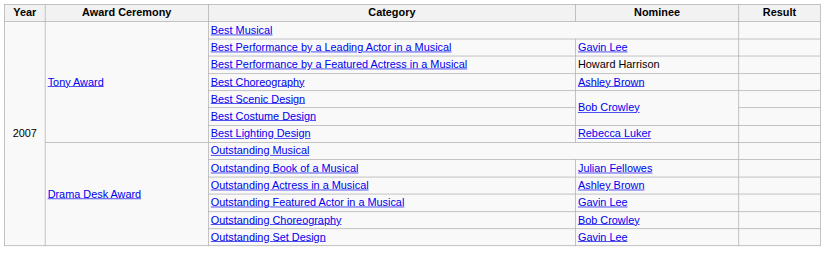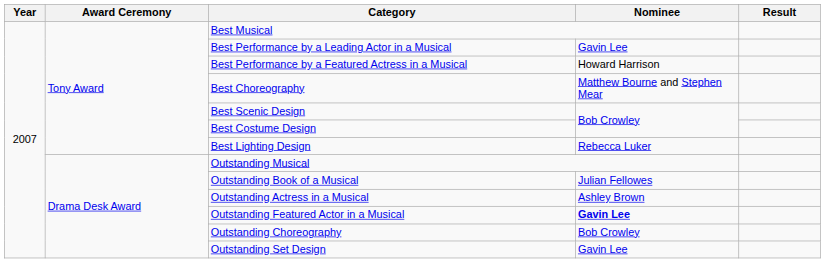(611, 82) Ashley Brown -> (650, 88) Matthew Bourne and Stephen Mear
(603, 202) normal -> (604, 215) bold
